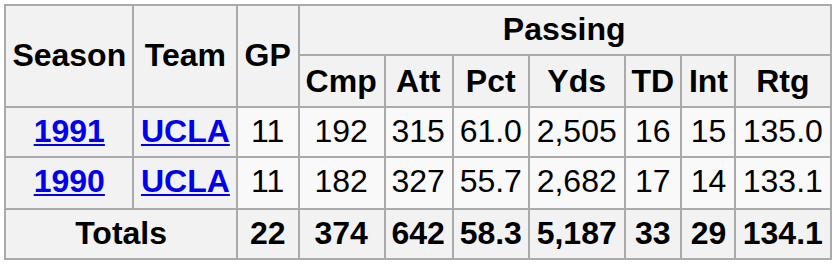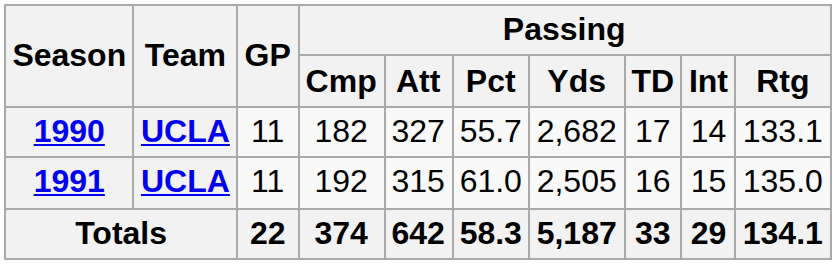rows swapped: (69, 182) <-> (69, 131)
